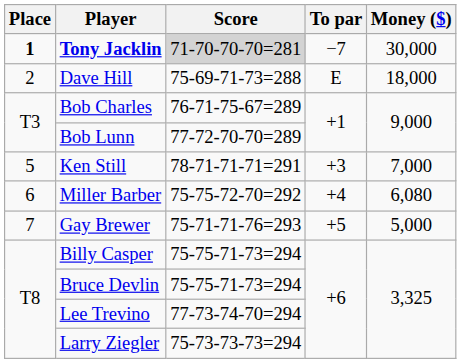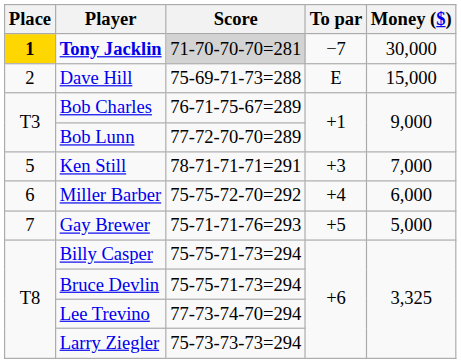(30, 48) no background -> (30, 48) gold background
(411, 78) 18,000 -> (411, 78) 15,000
(411, 195) 6,080 -> (411, 195) 6,000
